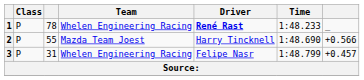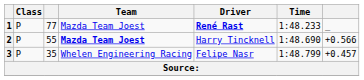(51, 26) 78 -> (51, 26) 77
(126, 26) Whelen Engineering Racing -> (103, 26) Mazda Team Joest
(103, 40) normal -> (103, 40) bold
(51, 54) 31 -> (51, 54) 35
